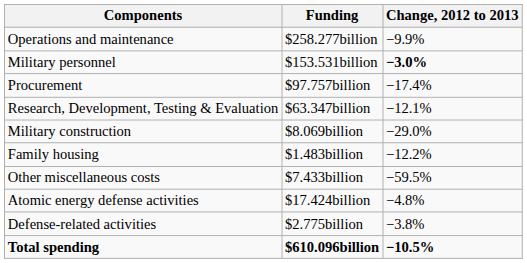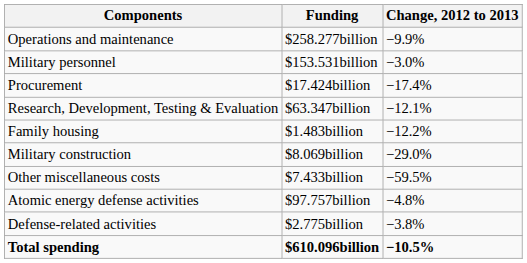(406, 62) bold -> (405, 62) normal
(328, 85) $97.757billion -> (328, 85) $17.424billion
rows swapped: (69, 131) <-> (53, 154)
(328, 200) $17.424billion -> (328, 200) $97.757billion
